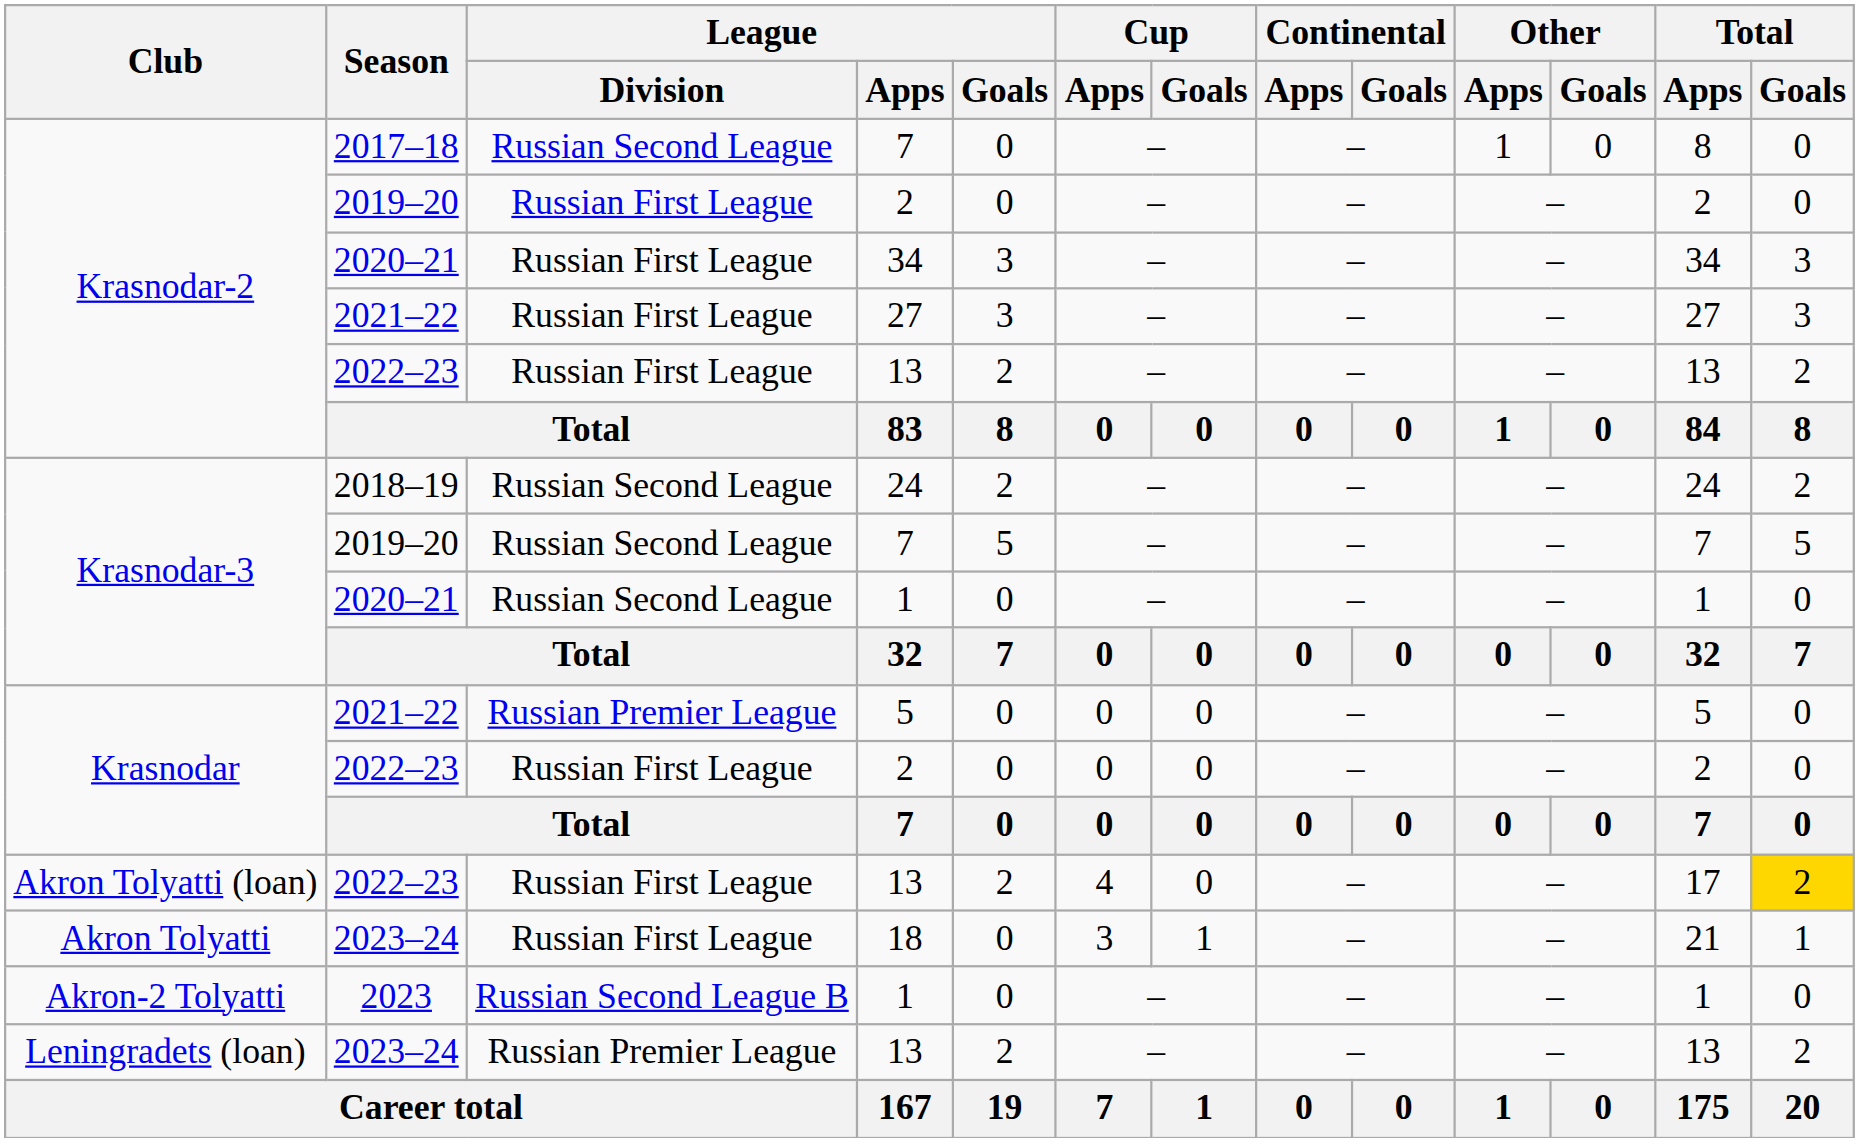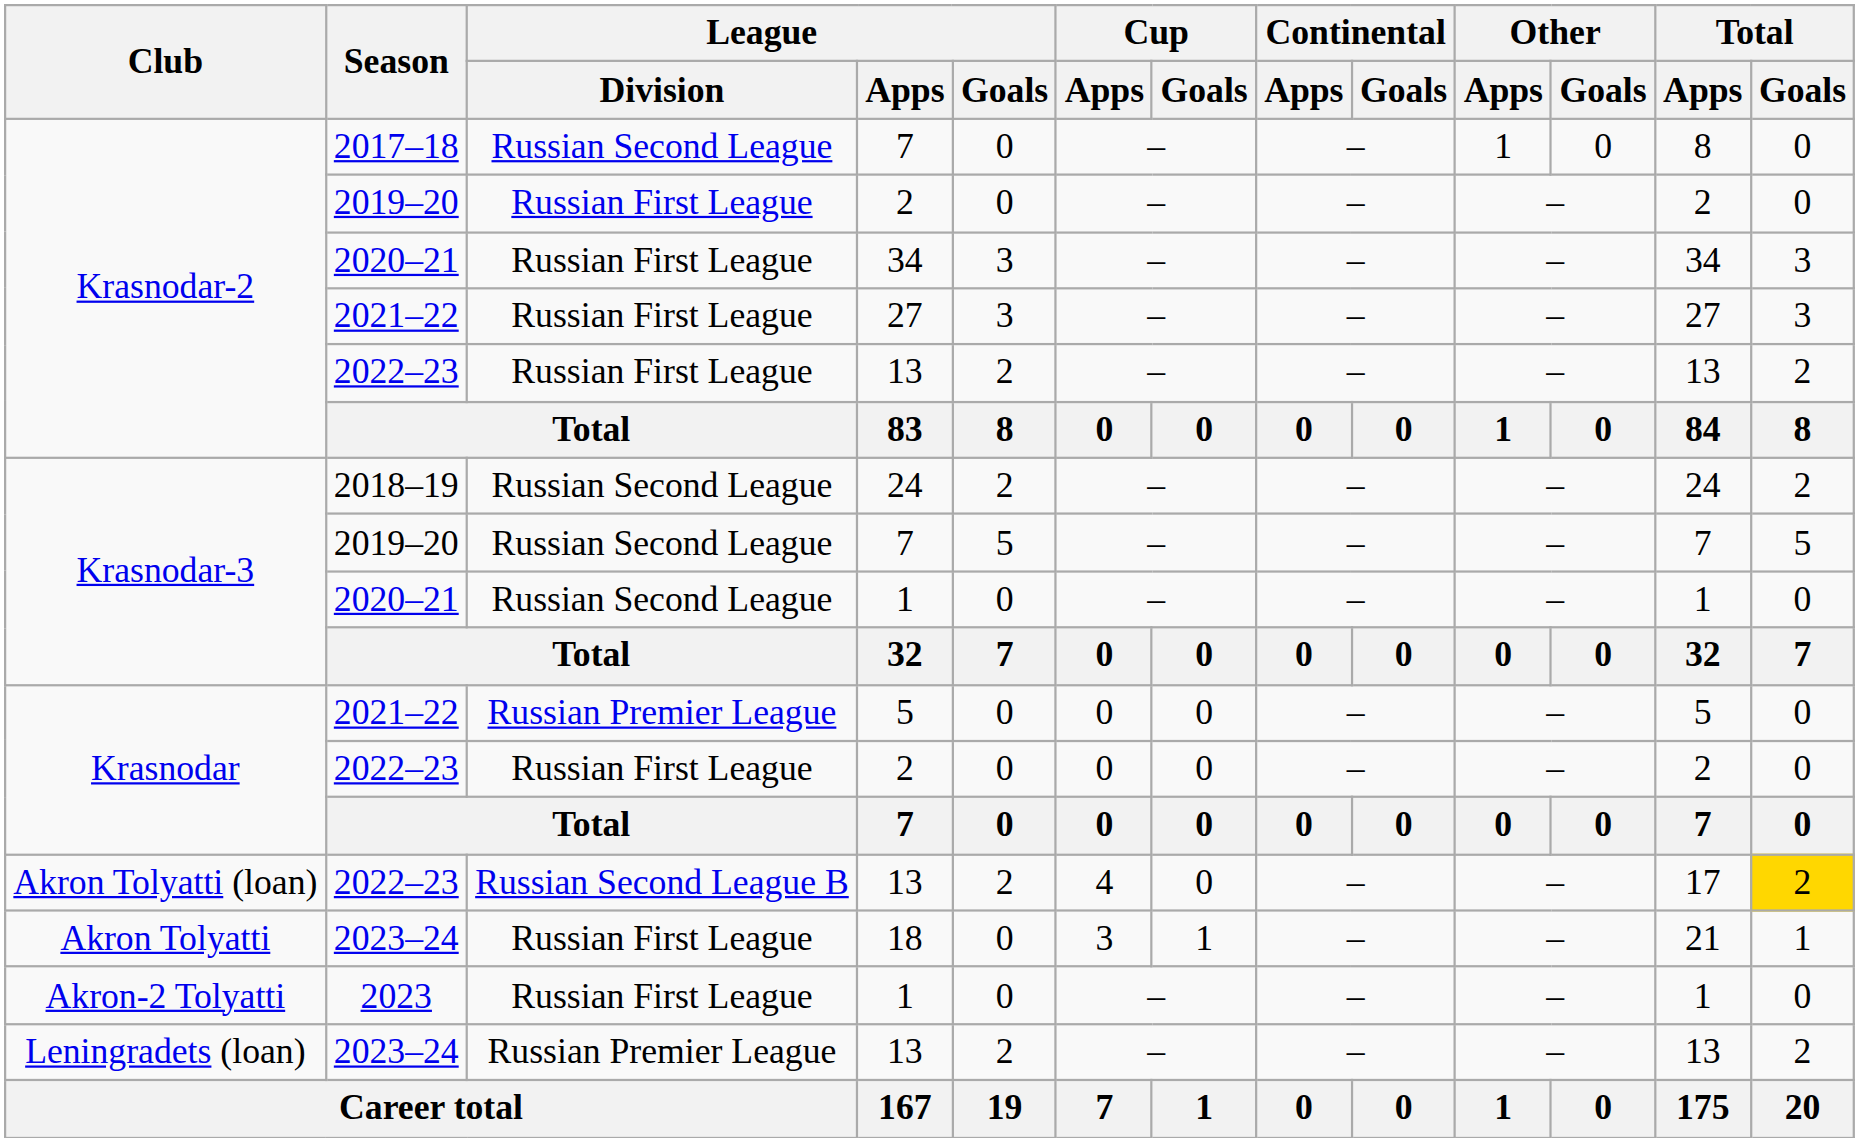(662, 881) Russian First League -> (662, 881) Russian Second League B
(662, 994) Russian Second League B -> (662, 994) Russian First League
